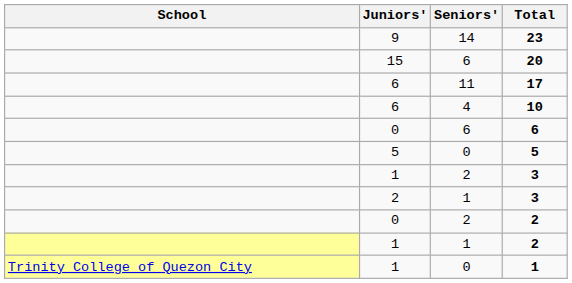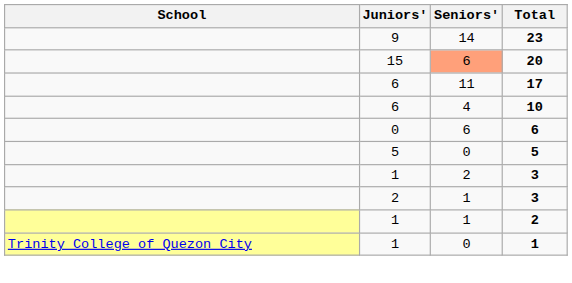(467, 61) no background -> (467, 61) lightsalmon background
- row: (395, 221)
